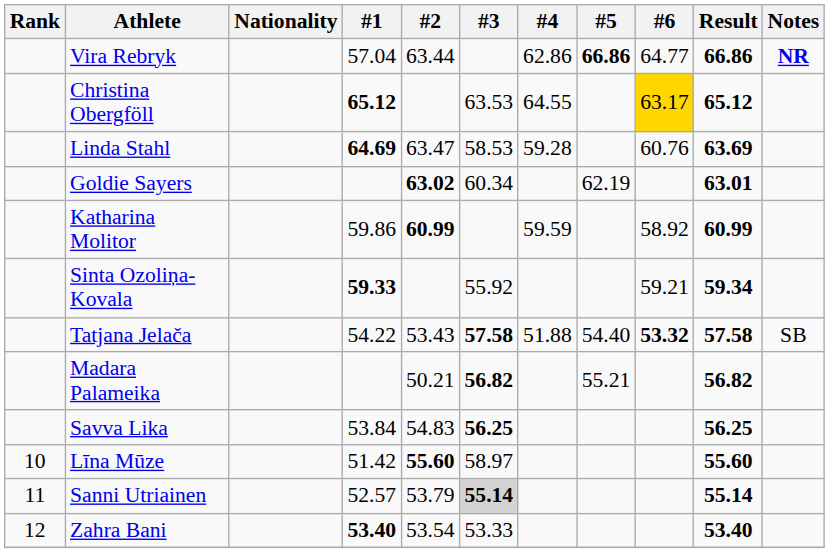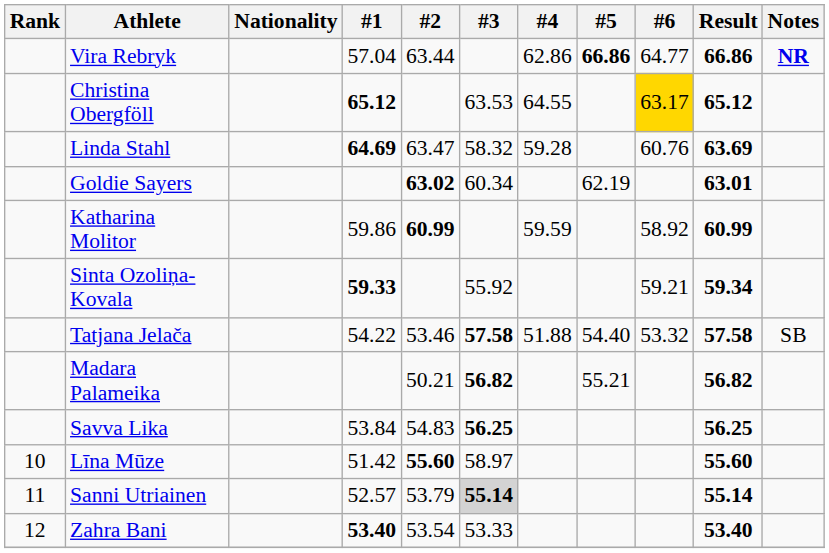(489, 148) 58.53 -> (489, 148) 58.32
(430, 334) 53.43 -> (430, 334) 53.46
(665, 334) bold -> (665, 334) normal
